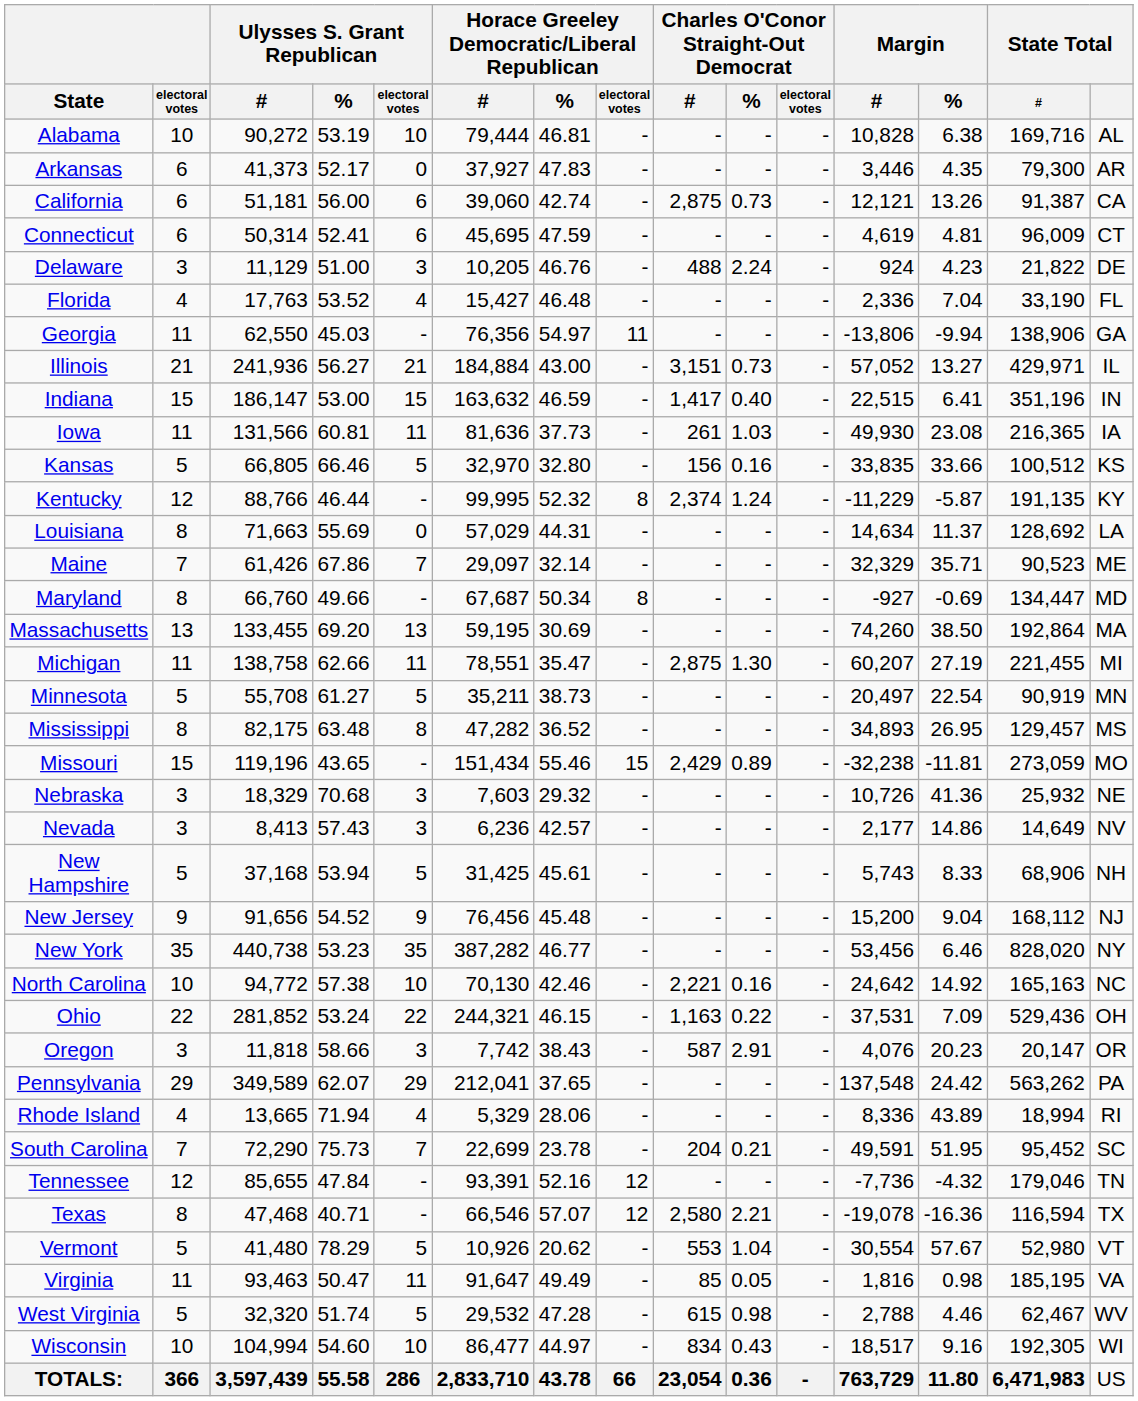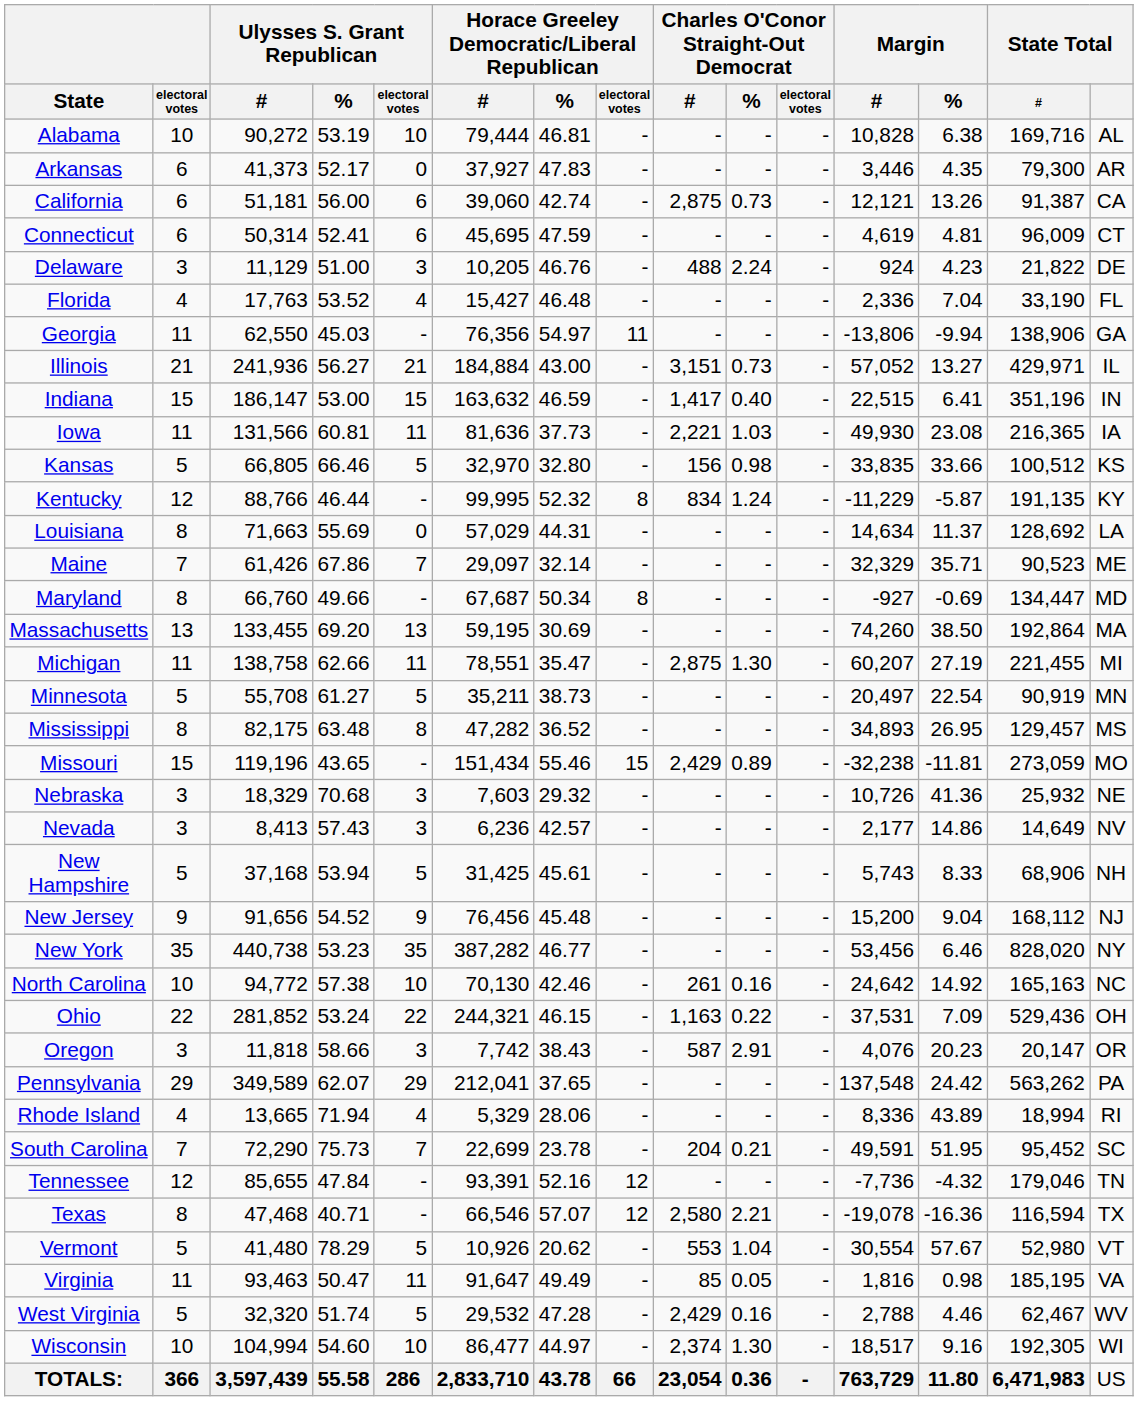(704, 432) 261 -> (696, 432) 2,221
(751, 465) 0.16 -> (751, 465) 0.98
(696, 498) 2,374 -> (704, 498) 834
(696, 983) 2,221 -> (704, 983) 261
(704, 1313) 615 -> (696, 1313) 2,429
(751, 1313) 0.98 -> (751, 1313) 0.16
(704, 1346) 834 -> (696, 1346) 2,374
(751, 1346) 0.43 -> (751, 1346) 1.30
